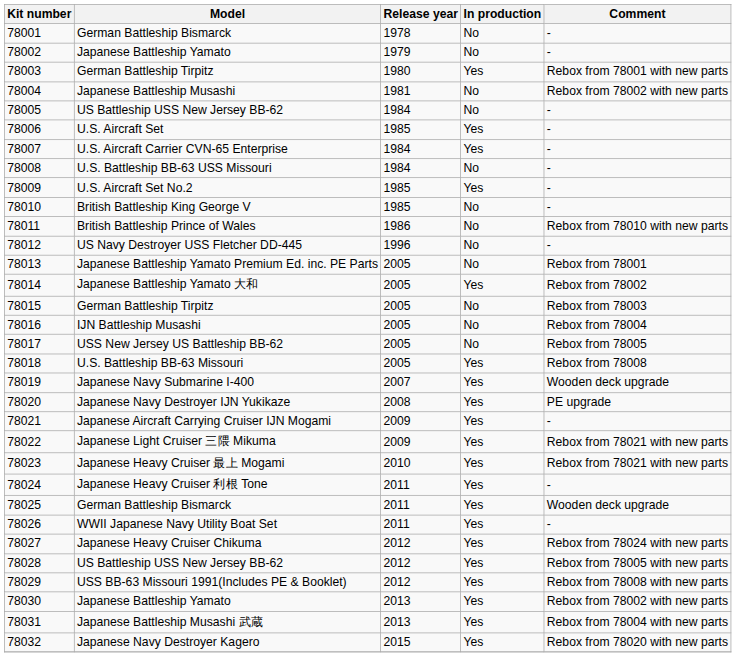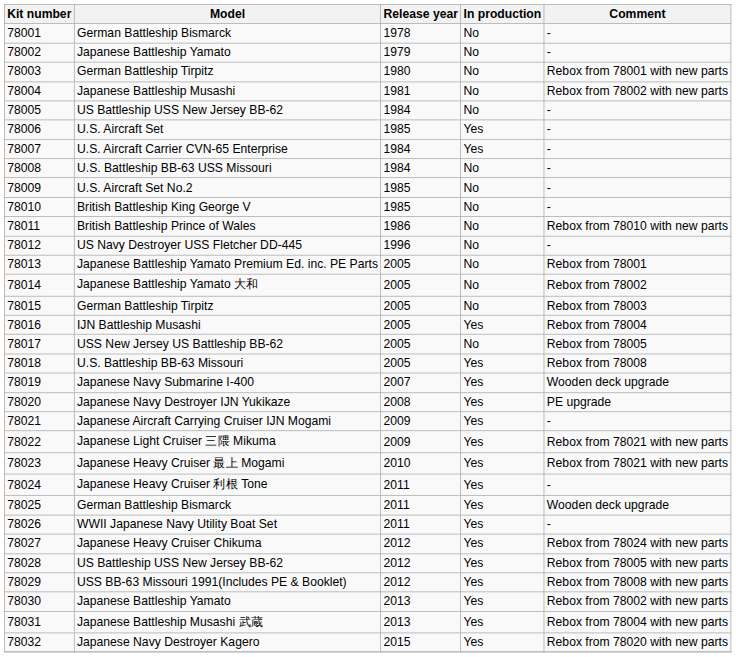(473, 71) Yes -> (471, 71) No
(473, 187) Yes -> (471, 187) No
(473, 285) Yes -> (471, 285) No
(471, 324) No -> (473, 324) Yes
